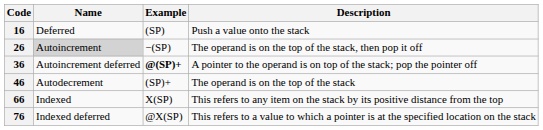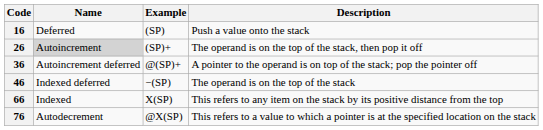(158, 47) −(SP) -> (158, 47) (SP)+
(163, 64) bold -> (163, 64) normal
(70, 82) Autodecrement -> (73, 82) Indexed deferred
(158, 82) (SP)+ -> (158, 82) −(SP)
(73, 116) Indexed deferred -> (70, 116) Autodecrement
